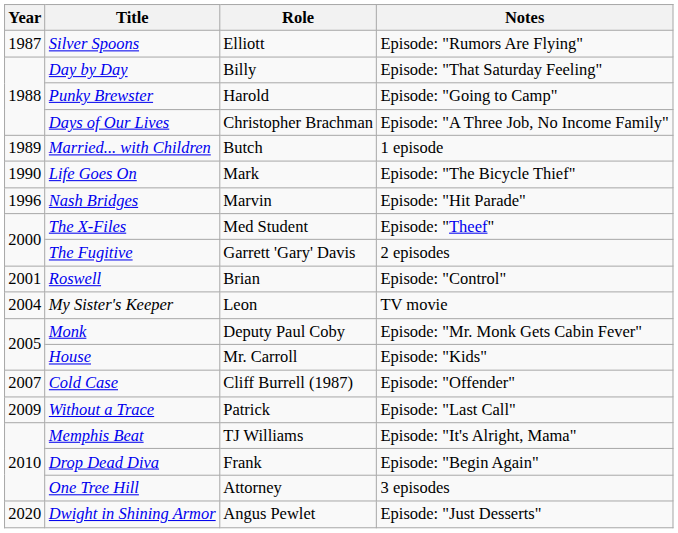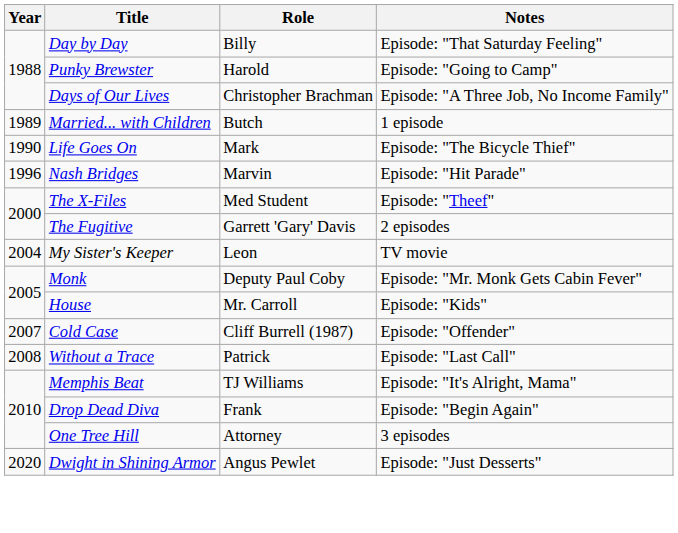- row: (94, 43)
- row: (75, 278)
(25, 409) 2009 -> (25, 357) 2008
